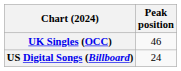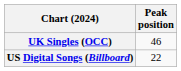(156, 58) 24 -> (156, 58) 22
